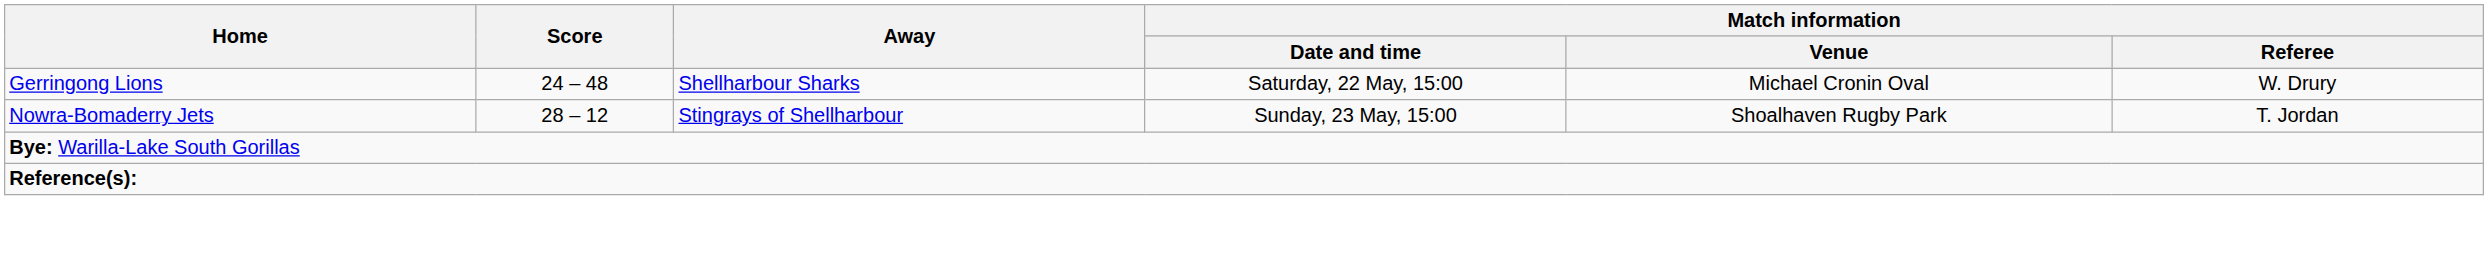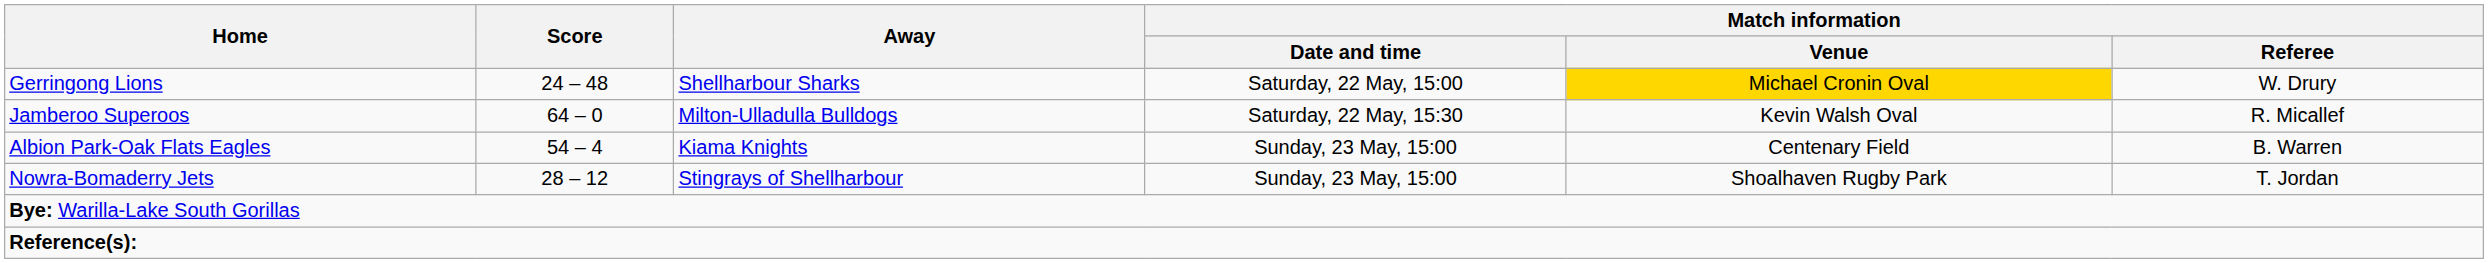(1839, 83) no background -> (1839, 83) gold background
+ row: (99, 115)
+ row: (140, 147)
